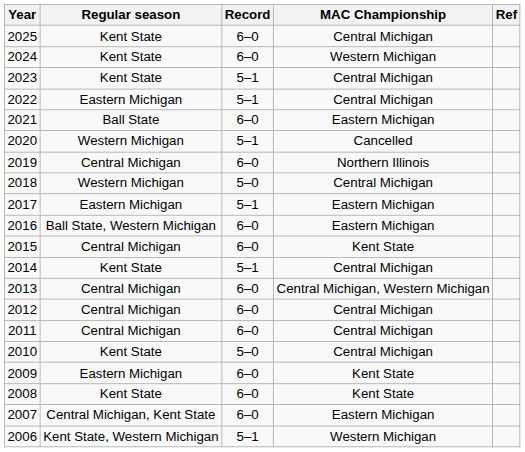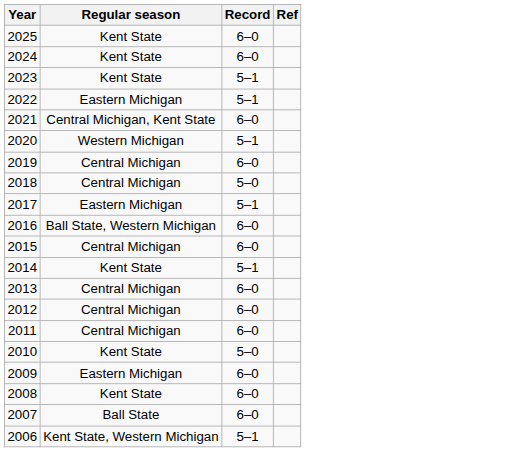- column: (383, 15)
(131, 120) Ball State -> (131, 120) Central Michigan, Kent State
(131, 183) Western Michigan -> (131, 183) Central Michigan
(131, 415) Central Michigan, Kent State -> (131, 415) Ball State
